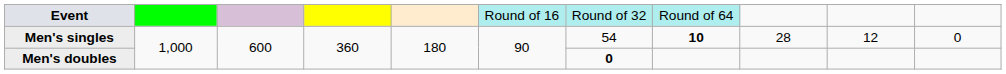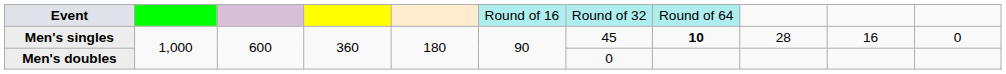(609, 37) 54 -> (609, 37) 45
(871, 37) 12 -> (871, 37) 16
(609, 59) bold -> (609, 59) normal
